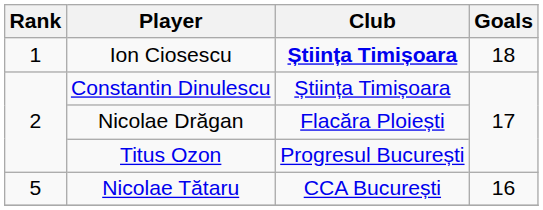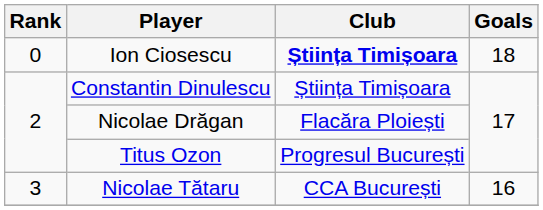(35, 54) 1 -> (35, 54) 0
(35, 188) 5 -> (35, 188) 3
